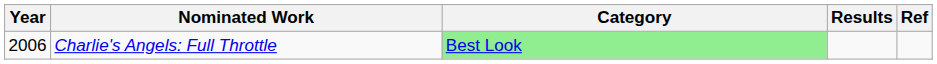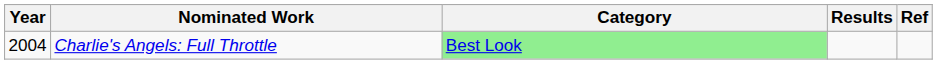(28, 45) 2006 -> (28, 45) 2004
